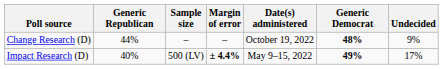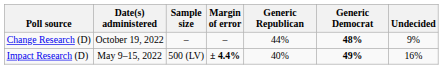columns swapped: (280, 18) <-> (129, 18)
(413, 56) 17% -> (413, 56) 16%
